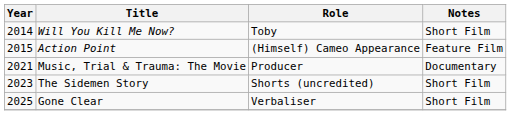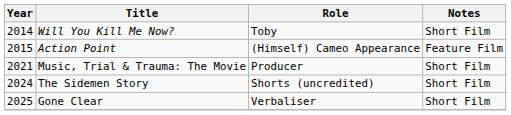(461, 66) Documentary -> (458, 66) Short Film
(20, 84) 2023 -> (20, 84) 2024
